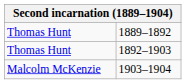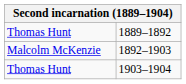(39, 50) Thomas Hunt -> (54, 50) Malcolm McKenzie
(54, 69) Malcolm McKenzie -> (39, 69) Thomas Hunt
